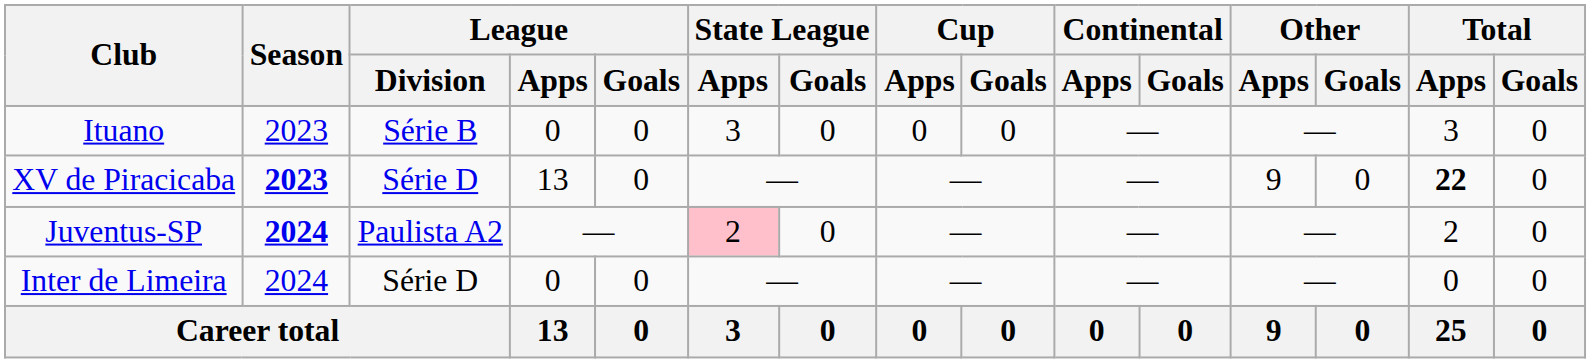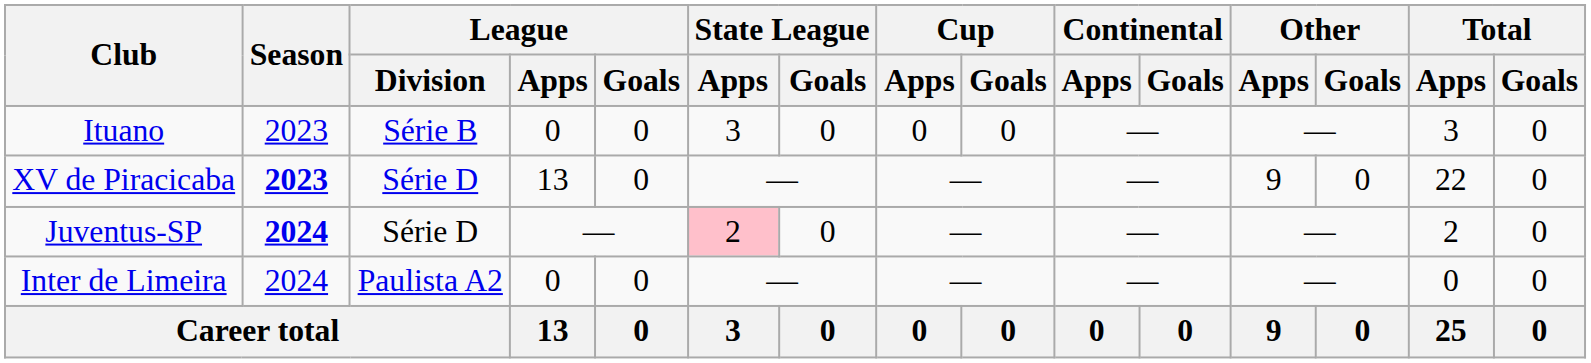(1451, 180) bold -> (1451, 180) normal
(430, 230) Paulista A2 -> (430, 230) Série D
(430, 280) Série D -> (430, 280) Paulista A2
